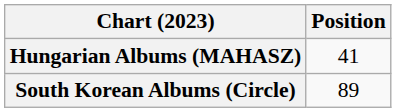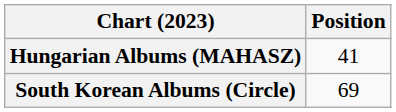(348, 90) 89 -> (348, 90) 69
